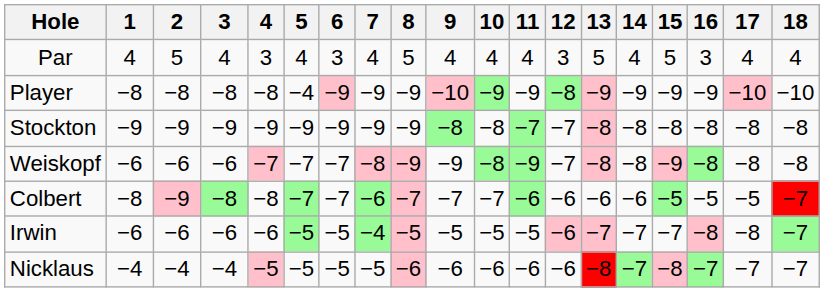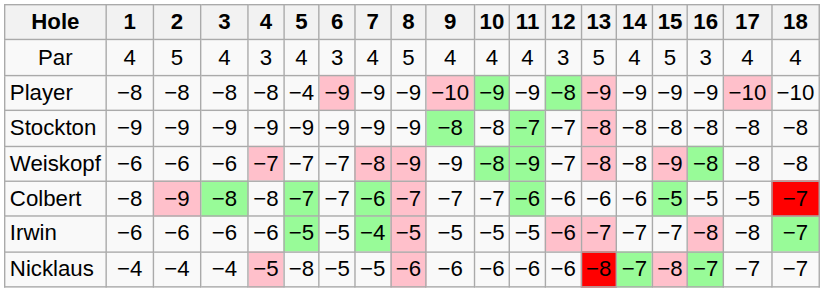(301, 269) −5 -> (301, 269) −8
